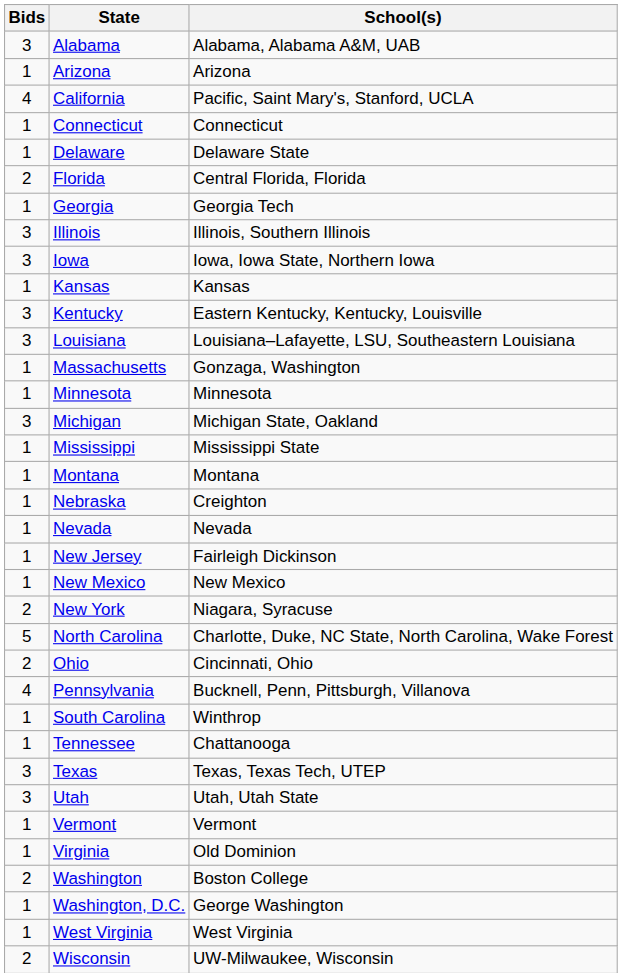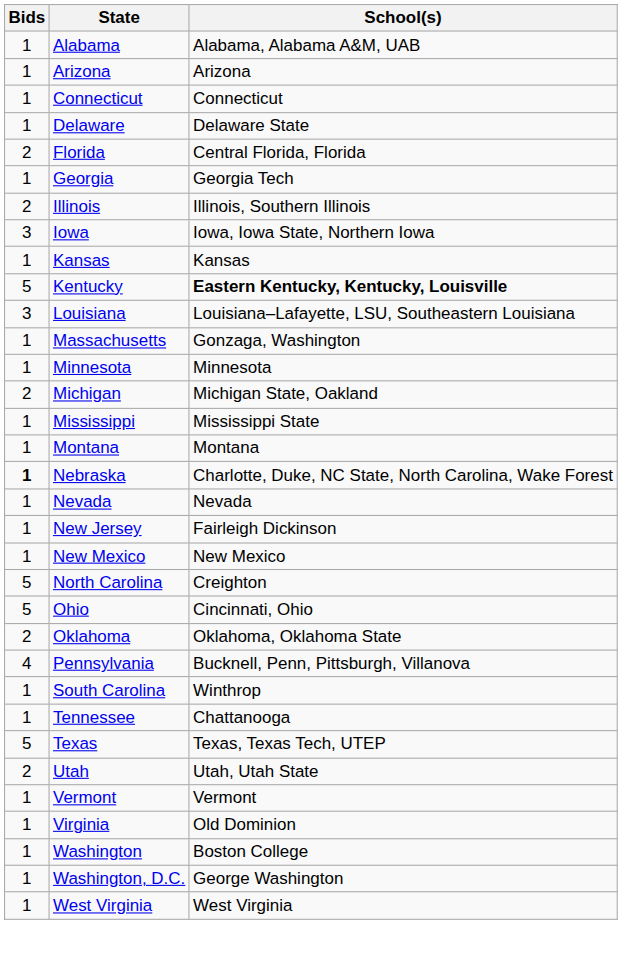(27, 44) 3 -> (27, 44) 1
- row: (89, 98)
(27, 233) 3 -> (27, 206) 2
(27, 313) 3 -> (27, 286) 5
(338, 313) normal -> (350, 286) bold
(27, 421) 3 -> (27, 394) 2
(27, 502) normal -> (27, 475) bold
(230, 502) Creighton -> (403, 475) Charlotte, Duke, NC State, North Carolina, Wake Forest
- row: (89, 609)
(403, 636) Charlotte, Duke, NC State, North Carolina, Wake Forest -> (230, 582) Creighton
(27, 663) 2 -> (27, 609) 5
+ row: (92, 636)
(27, 771) 3 -> (27, 744) 5
(27, 797) 3 -> (27, 771) 2
(27, 878) 2 -> (27, 851) 1
- row: (92, 959)
